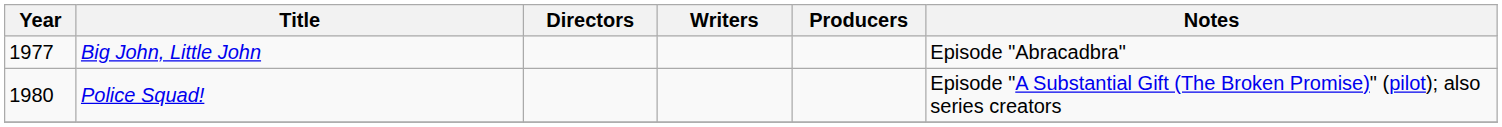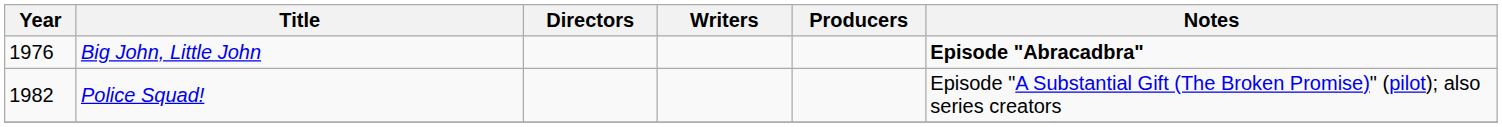(31, 52) 1977 -> (31, 52) 1976
(1028, 52) normal -> (1037, 52) bold
(31, 95) 1980 -> (31, 95) 1982
